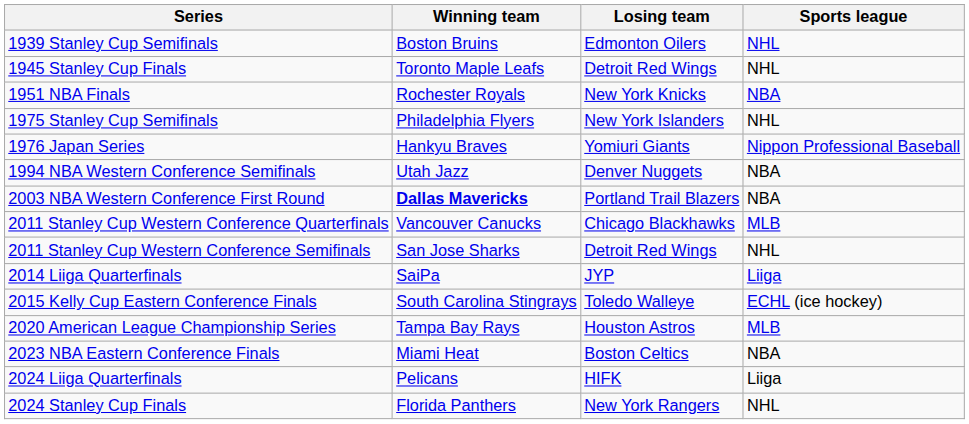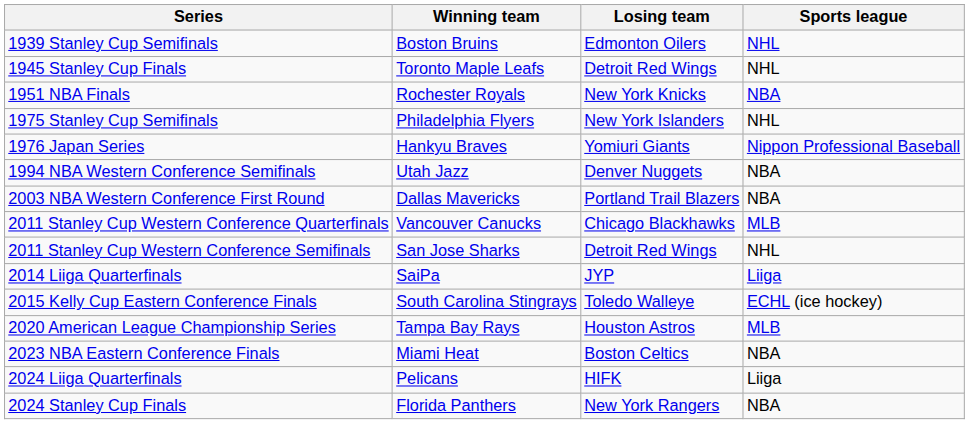(462, 198) bold -> (458, 198) normal
(763, 405) NHL -> (764, 405) NBA
